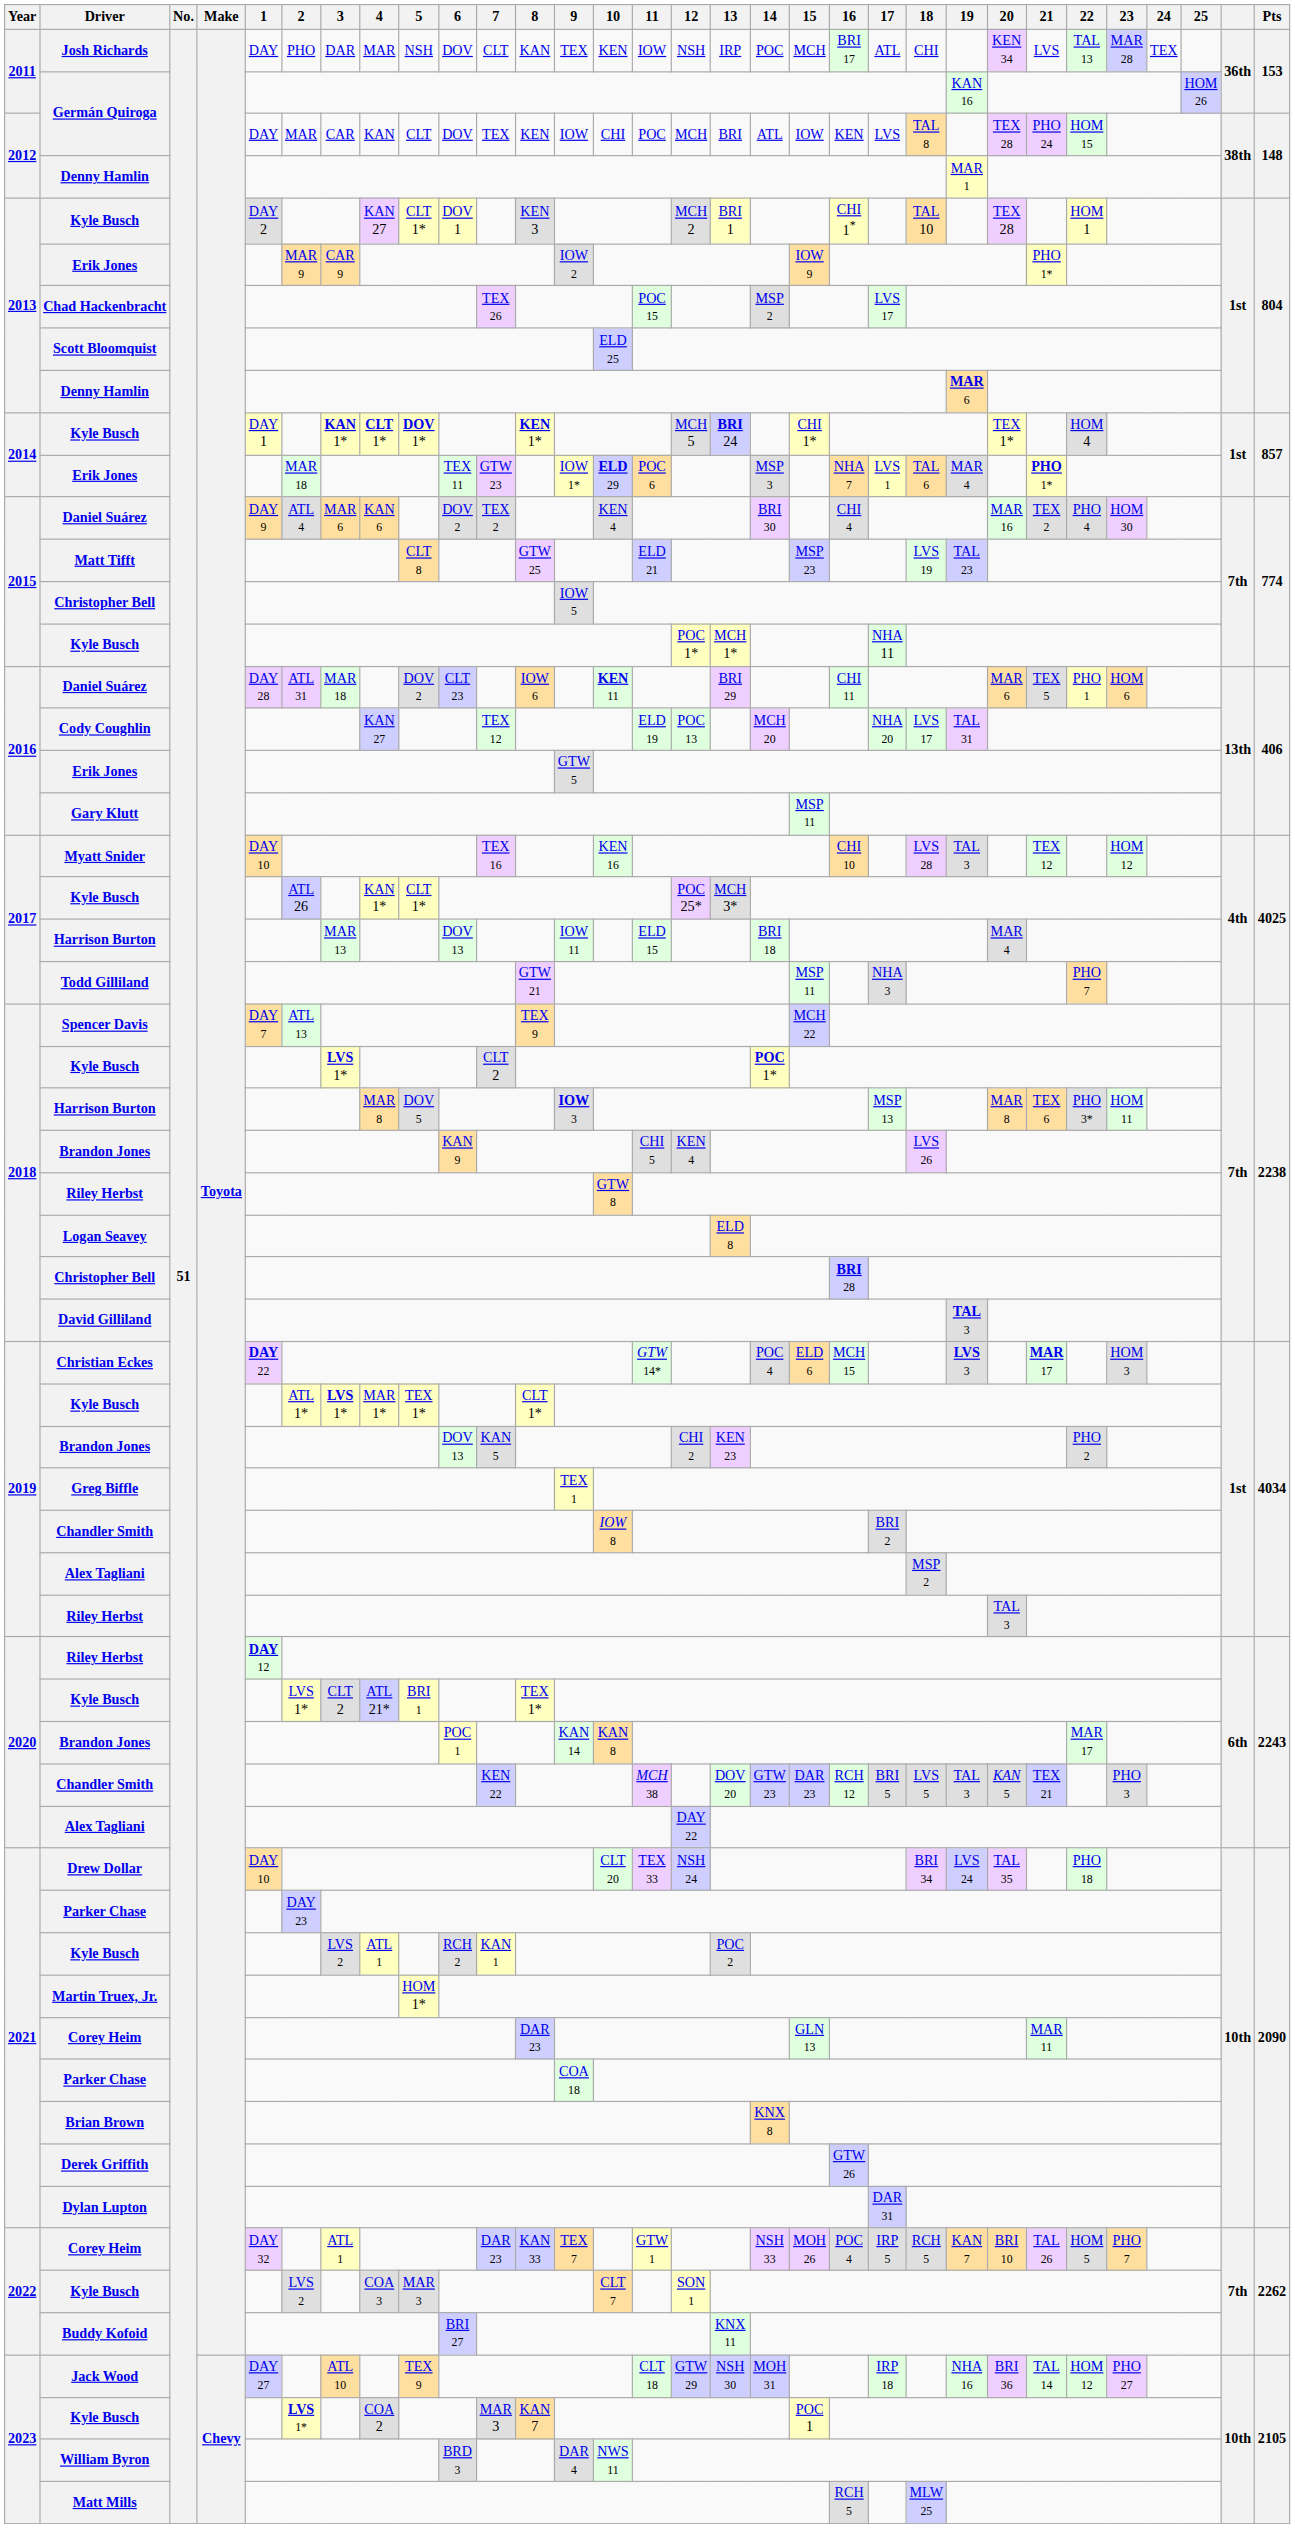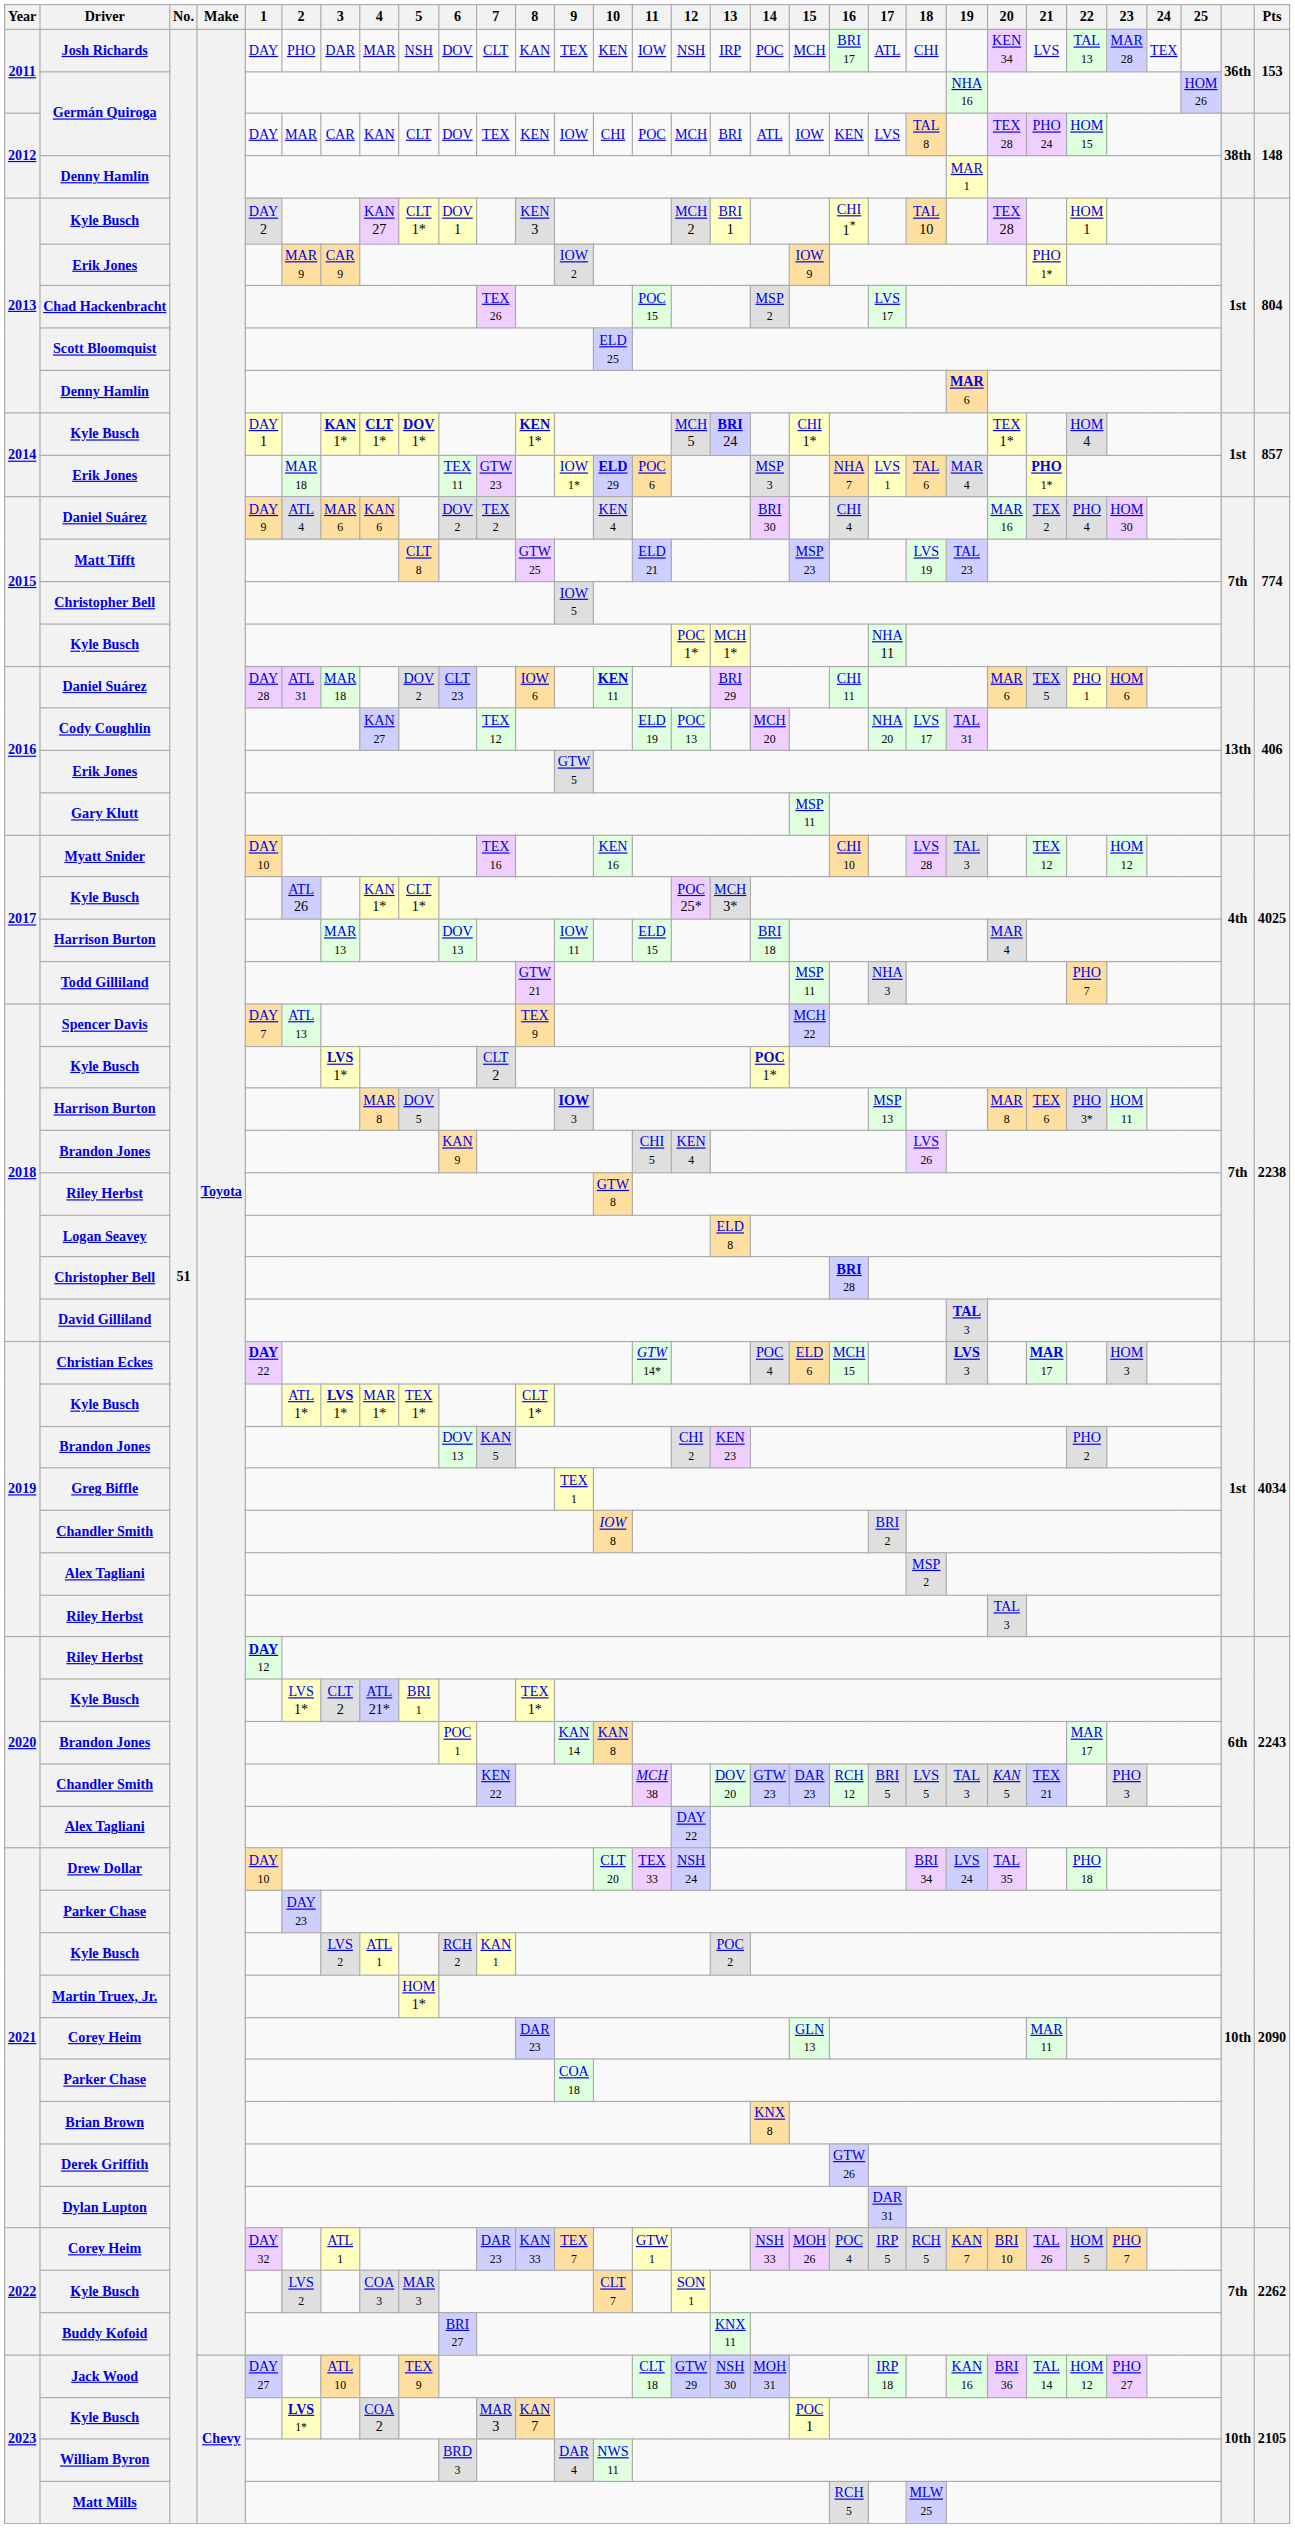(967, 91) KAN 16 -> (967, 91) NHA 16
(967, 2375) NHA 16 -> (967, 2375) KAN 16
